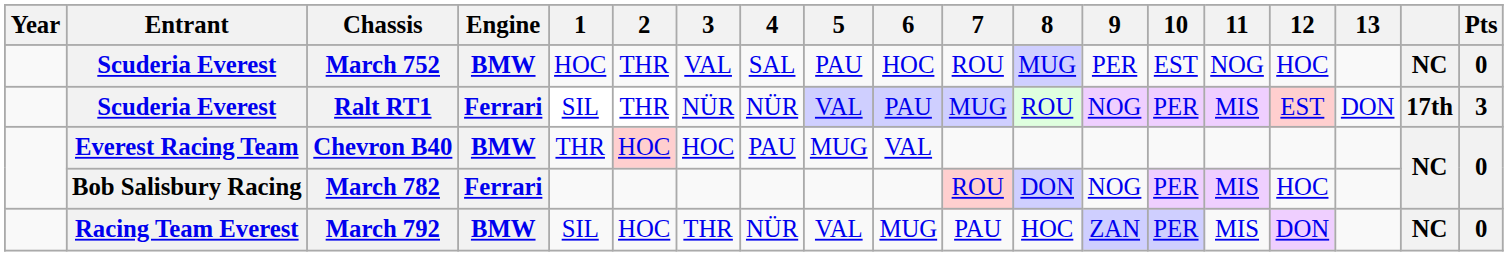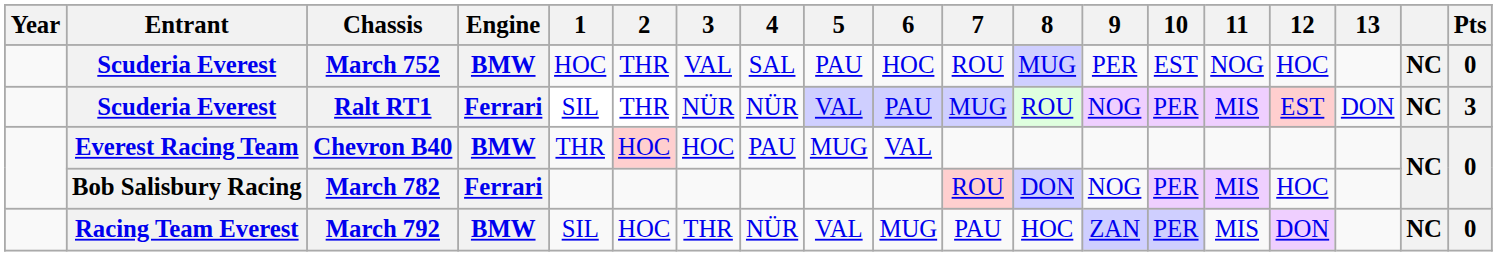(1430, 106) 17th -> (1424, 106) NC
